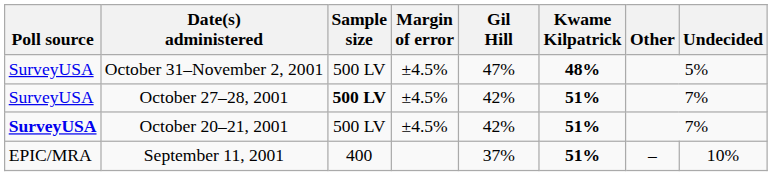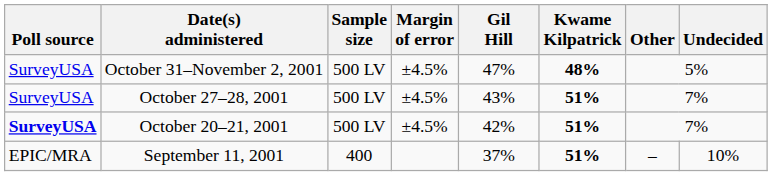(359, 98) bold -> (359, 98) normal
(499, 98) 42% -> (499, 98) 43%
